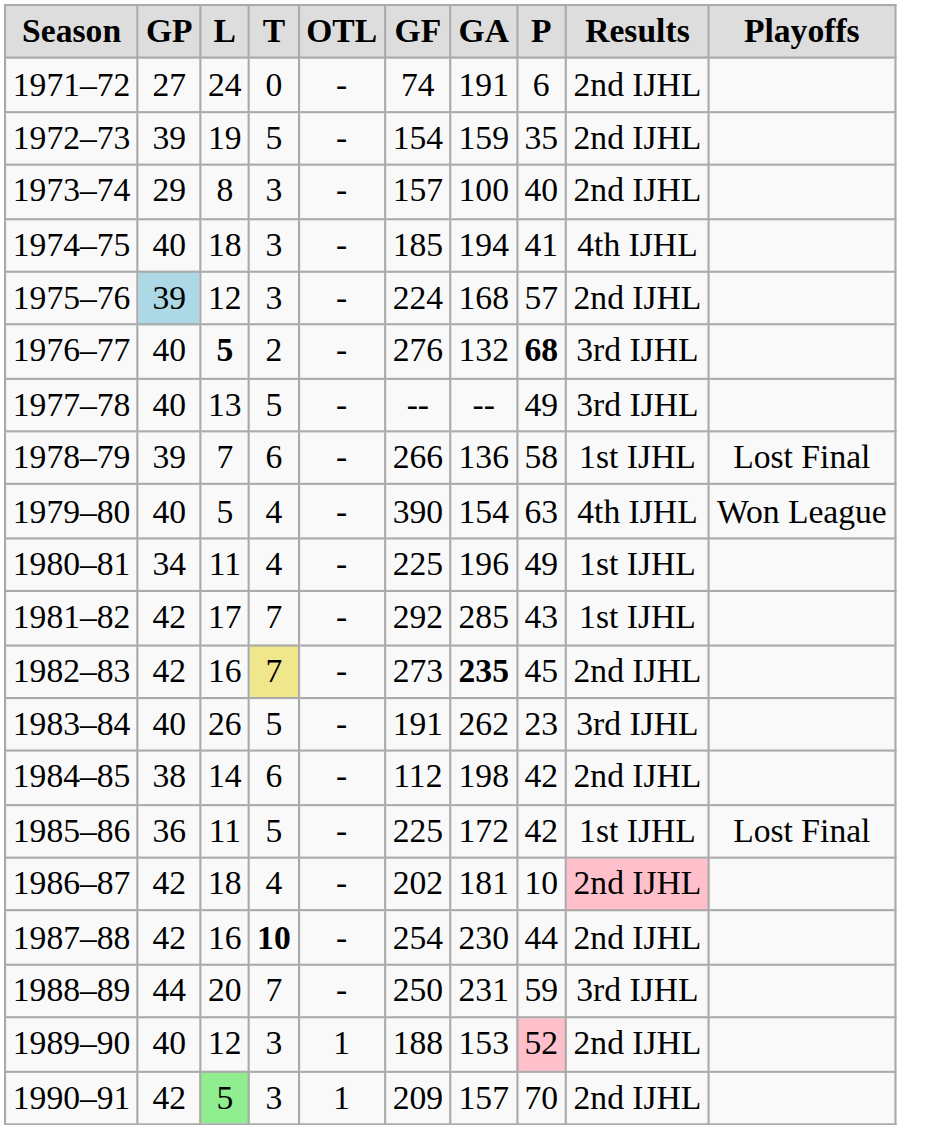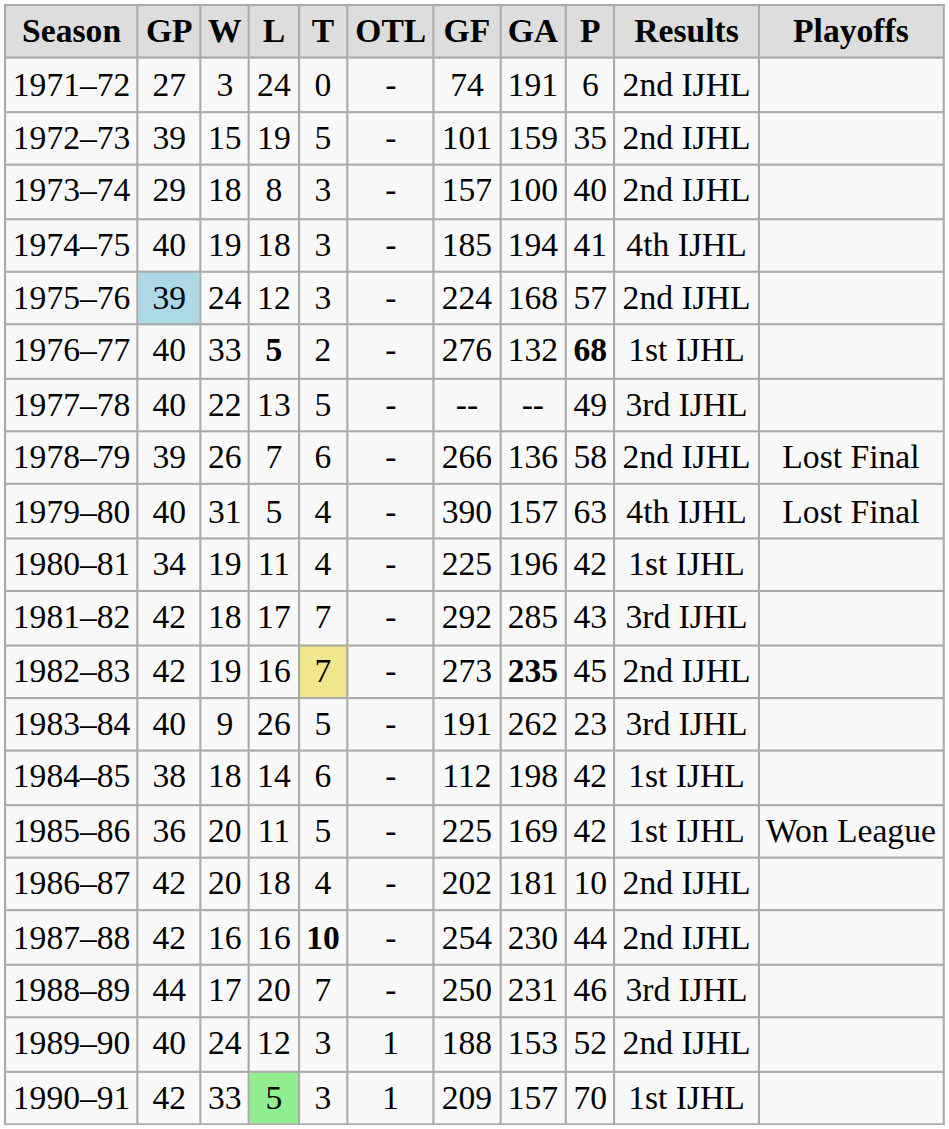+ column: (225, 31)
(418, 137) 154 -> (467, 137) 101
(637, 350) 3rd IJHL -> (687, 350) 1st IJHL
(637, 457) 1st IJHL -> (687, 457) 2nd IJHL
(484, 510) 154 -> (533, 510) 157
(802, 510) Won League -> (851, 510) Lost Final
(541, 564) 49 -> (590, 564) 42
(637, 617) 1st IJHL -> (687, 617) 3rd IJHL
(637, 777) 2nd IJHL -> (687, 777) 1st IJHL
(484, 830) 172 -> (533, 830) 169
(802, 830) Lost Final -> (851, 830) Won League
(637, 883) pink background -> (687, 883) no background
(541, 990) 59 -> (590, 990) 46
(541, 1043) pink background -> (590, 1043) no background
(637, 1096) 2nd IJHL -> (687, 1096) 1st IJHL
